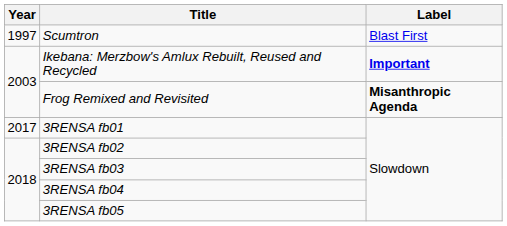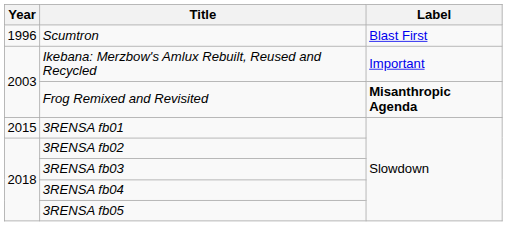(22, 35) 1997 -> (22, 35) 1996
(399, 63) bold -> (397, 63) normal
(22, 127) 2017 -> (22, 127) 2015
